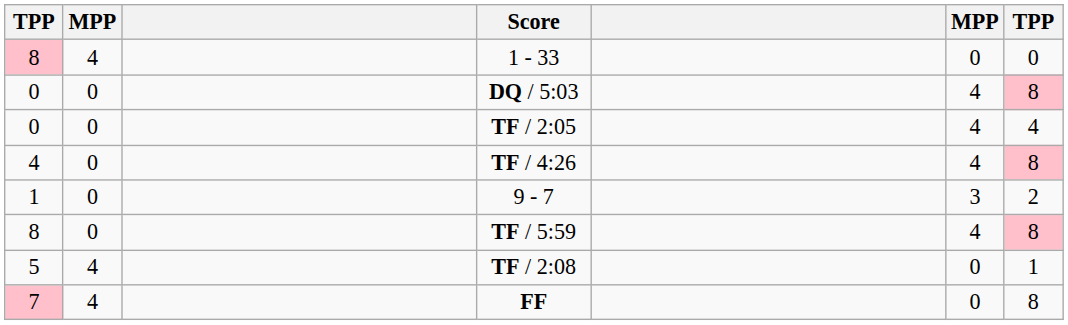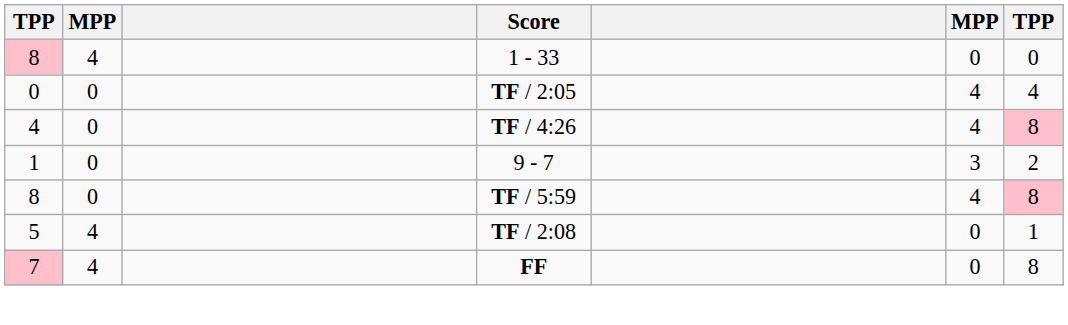- row: (534, 92)
